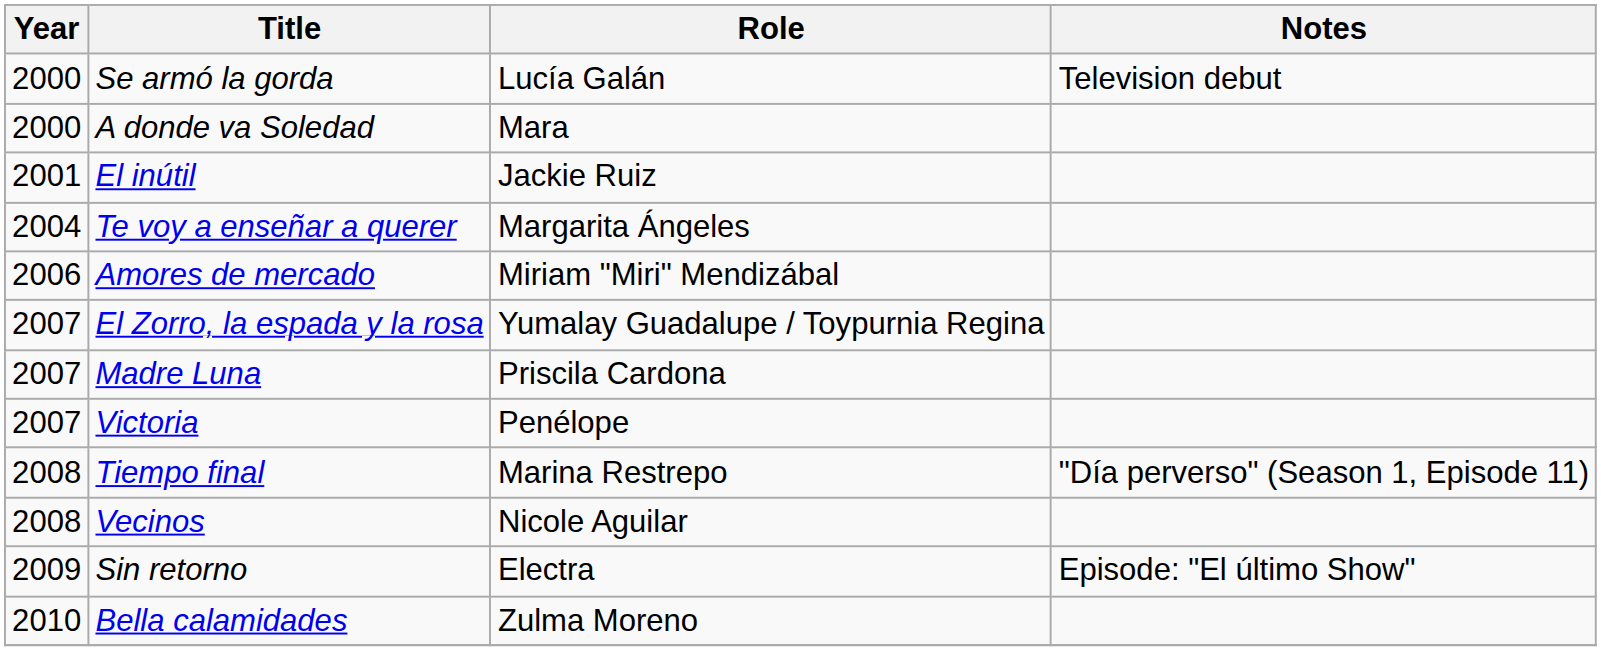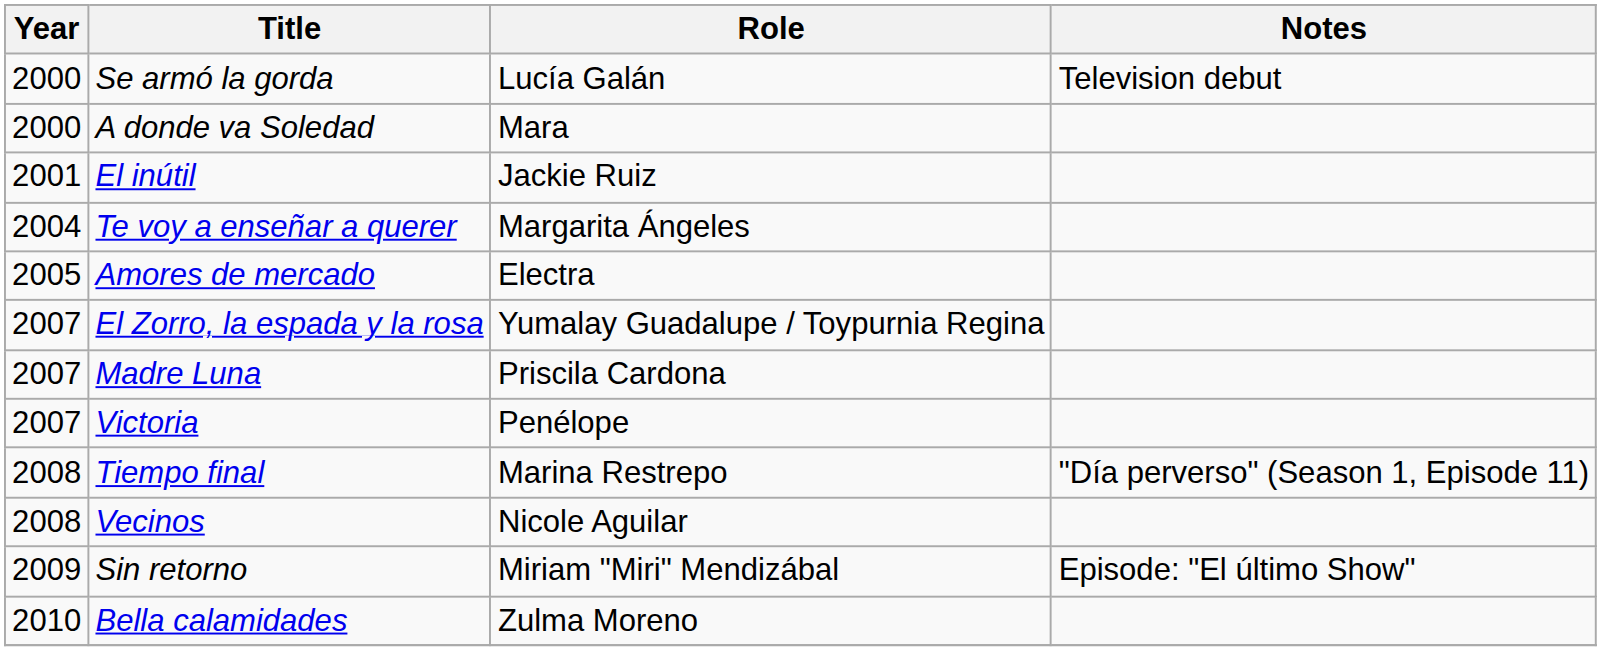(47, 275) 2006 -> (47, 275) 2005
(669, 275) Miriam "Miri" Mendizábal -> (546, 275) Electra
(546, 570) Electra -> (669, 570) Miriam "Miri" Mendizábal
